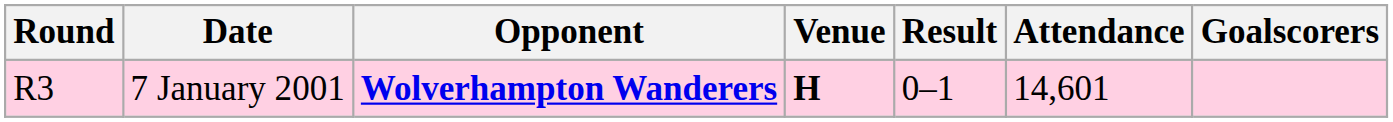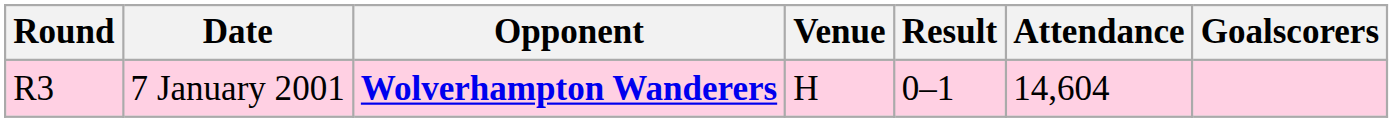(807, 87) bold -> (806, 87) normal
(1061, 87) 14,601 -> (1061, 87) 14,604
